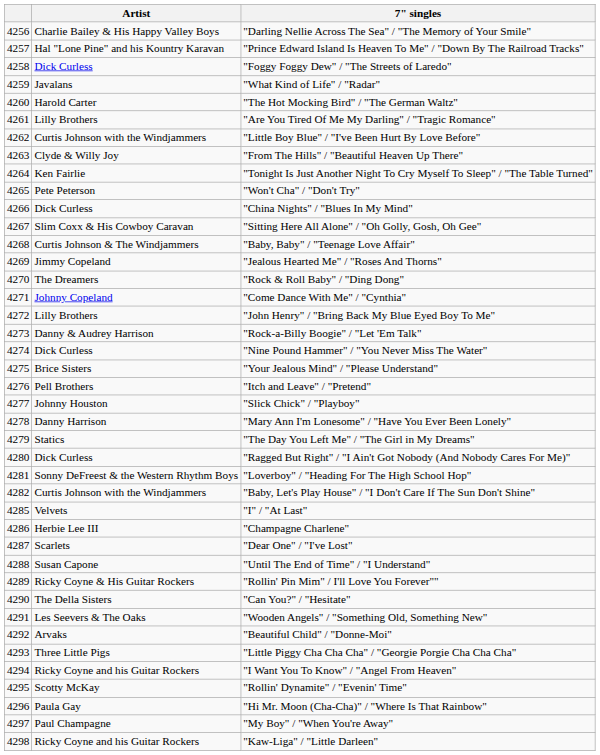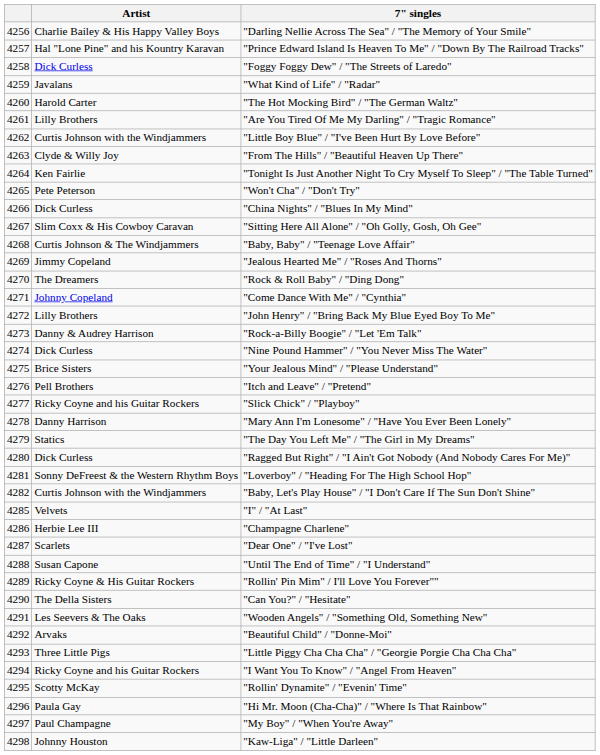(71, 404) Johnny Houston -> (117, 404) Ricky Coyne and his Guitar Rockers
(117, 741) Ricky Coyne and his Guitar Rockers -> (71, 741) Johnny Houston
